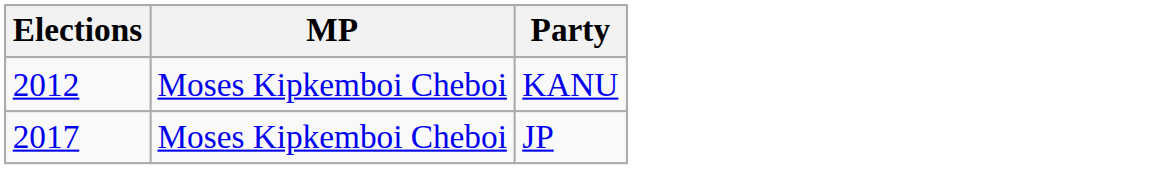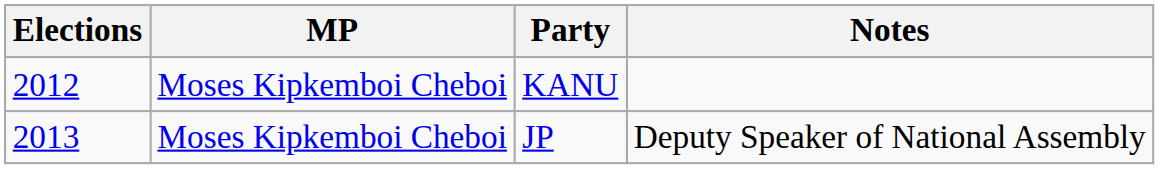+ column: (890, 30)
(46, 136) 2017 -> (46, 136) 2013
